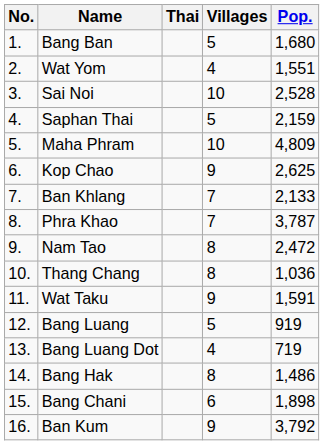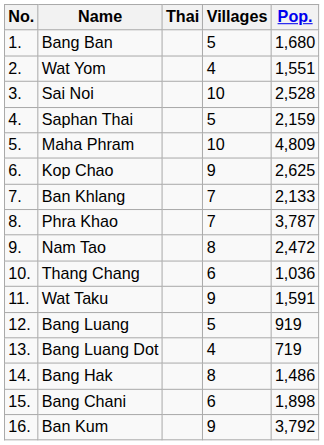(211, 273) 8 -> (211, 273) 6
